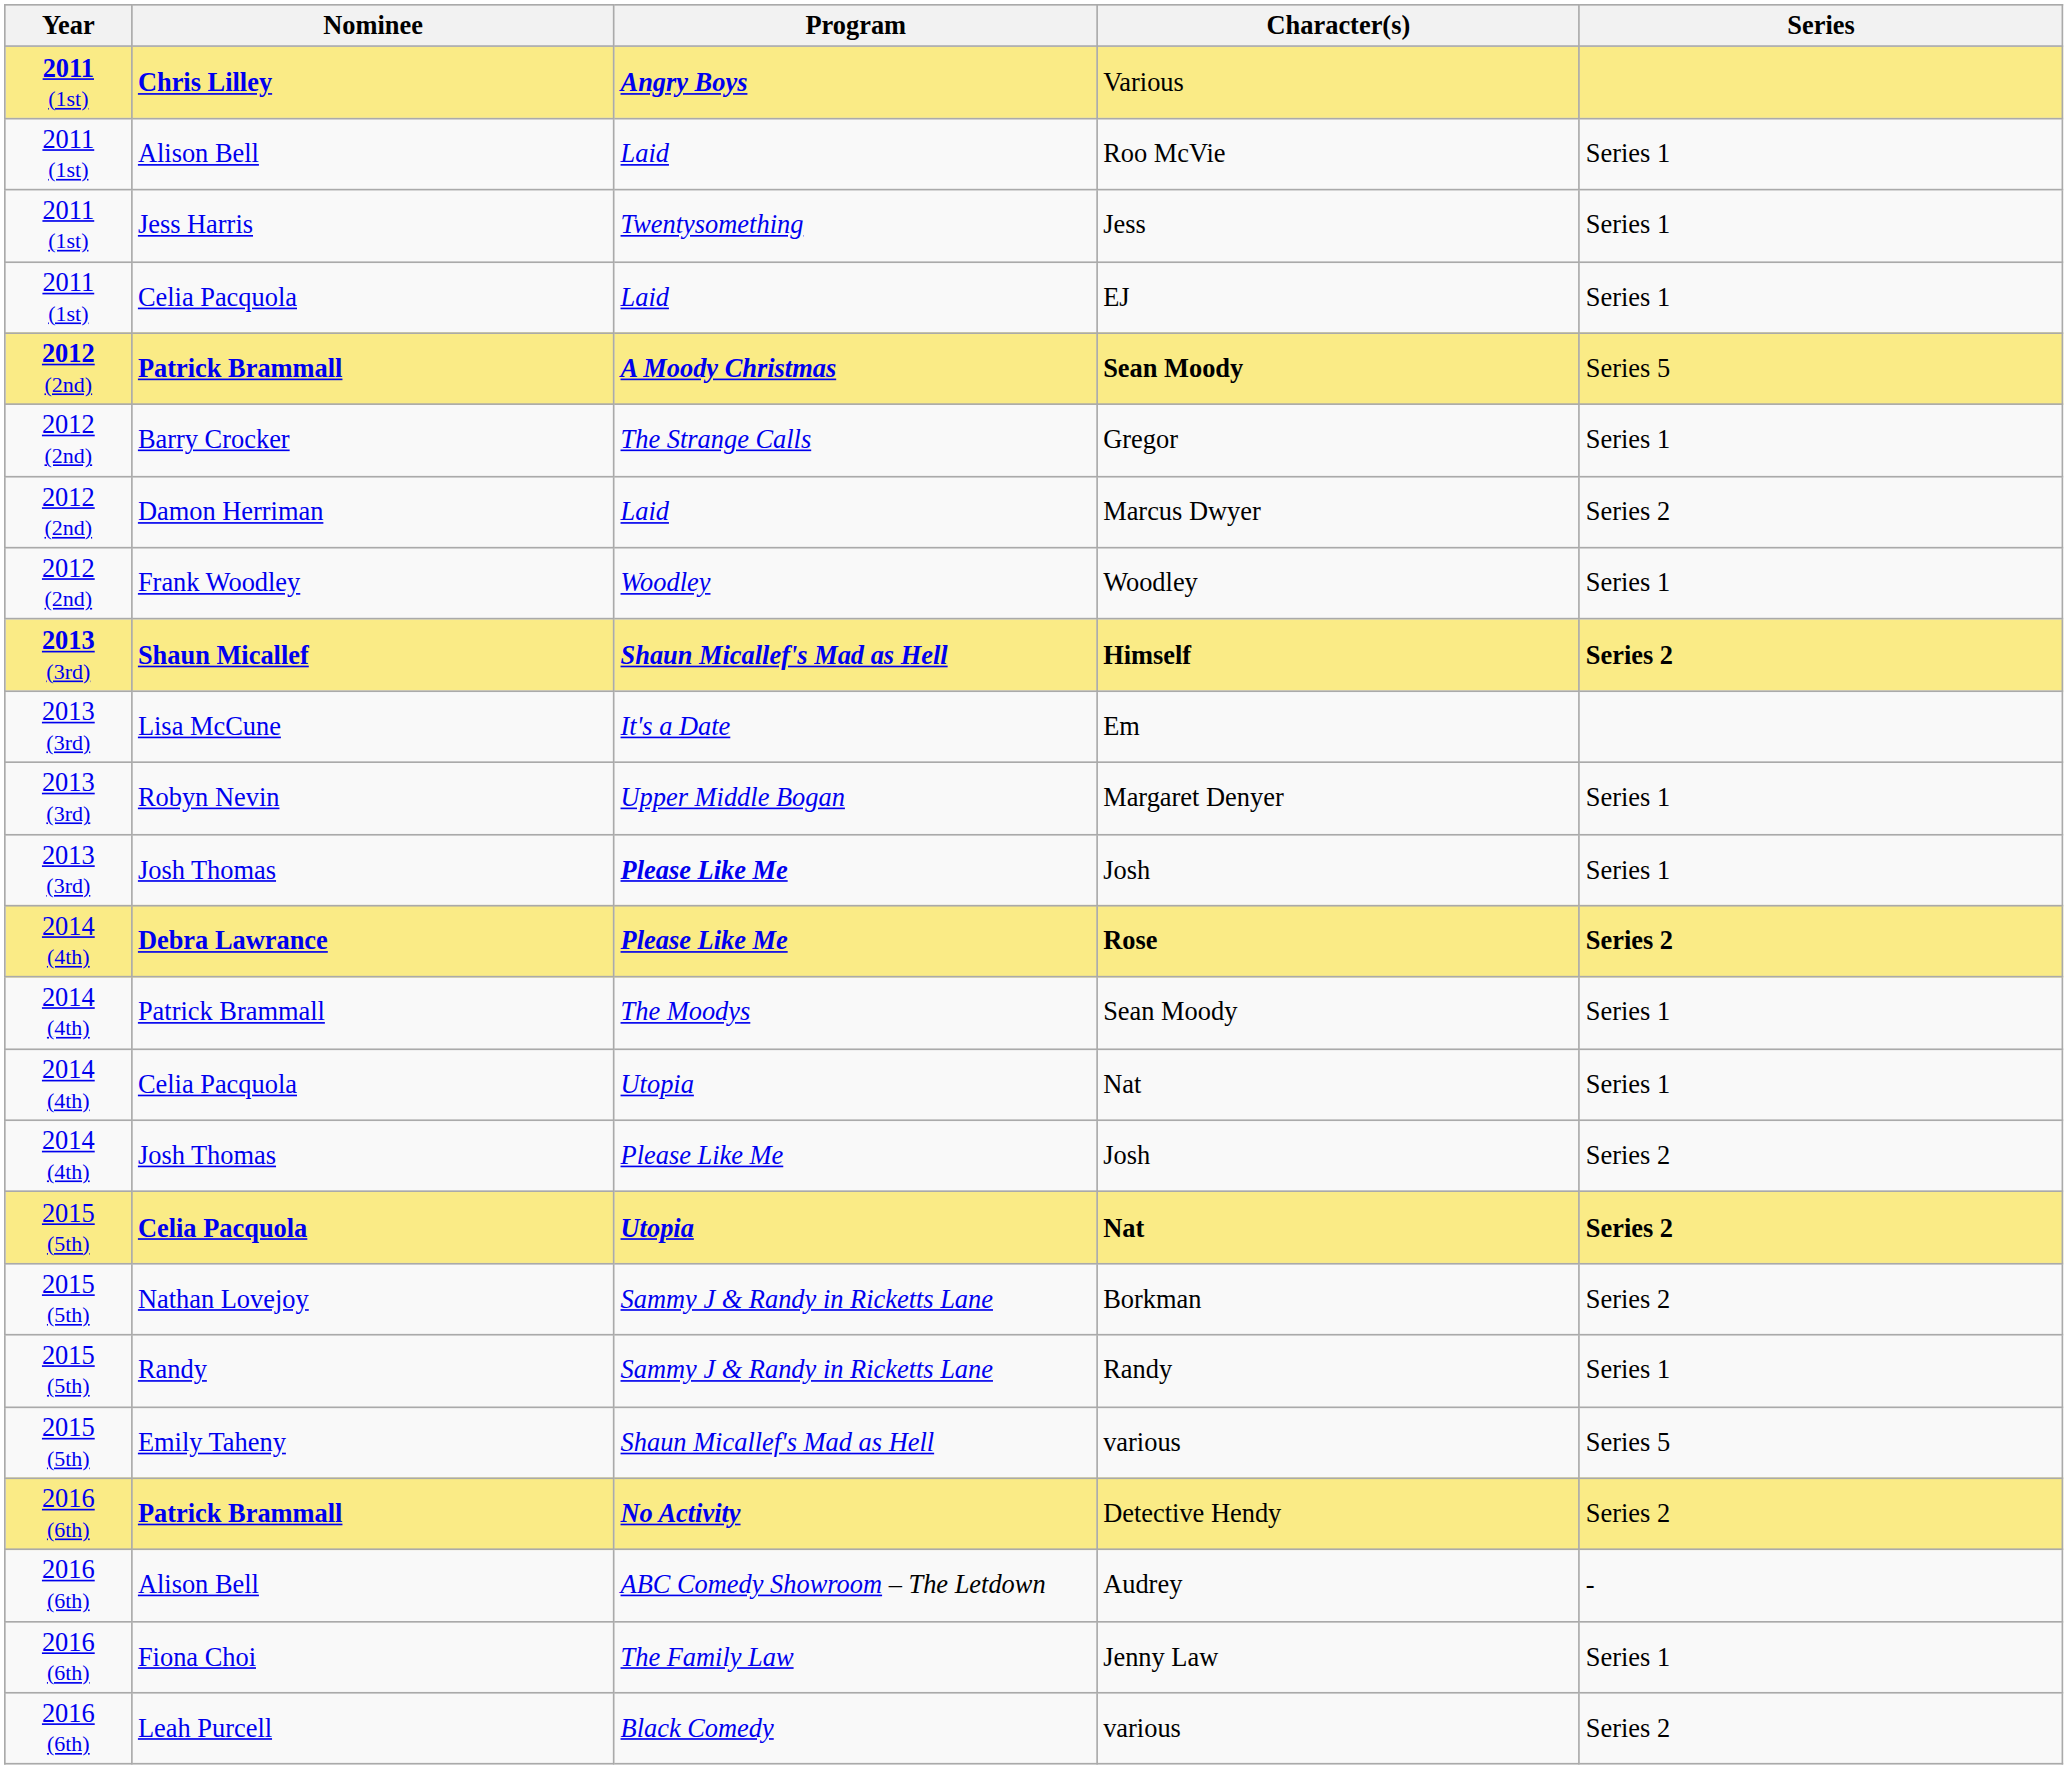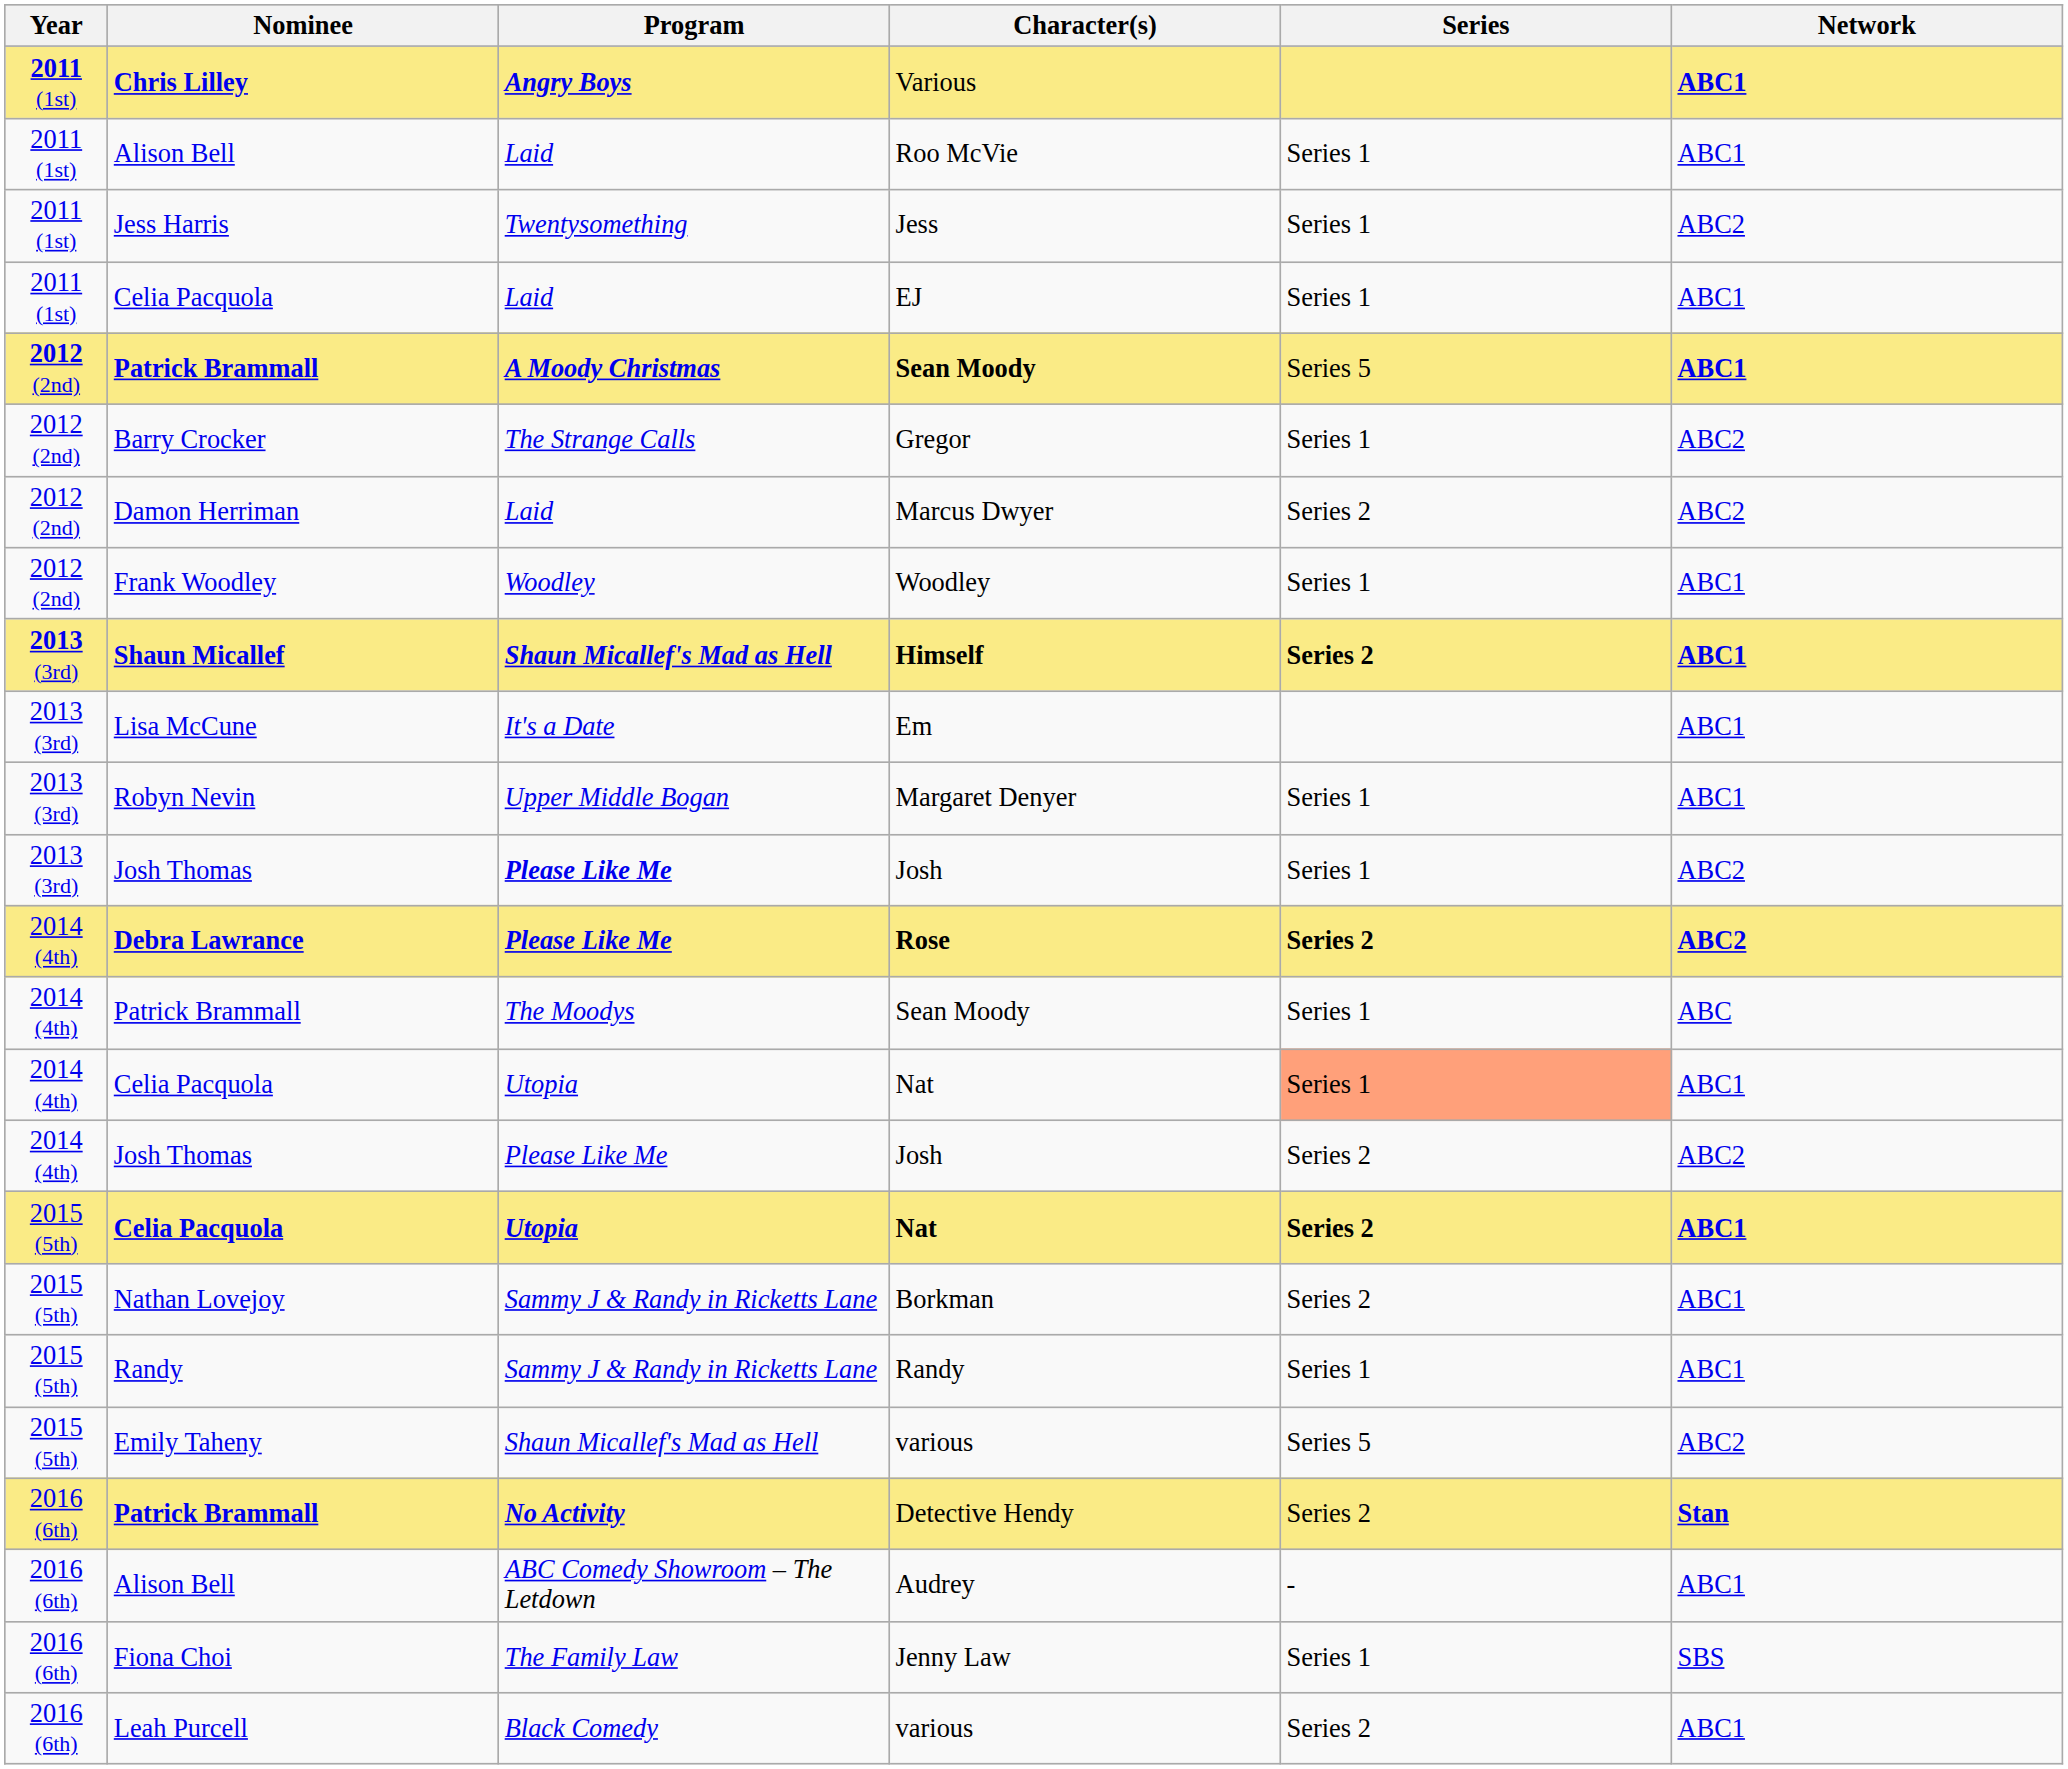+ column: (1867, 25)
(1628, 1084) no background -> (1329, 1084) lightsalmon background
